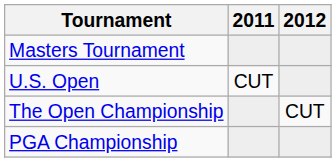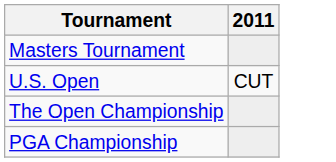- column: (305, 20)
